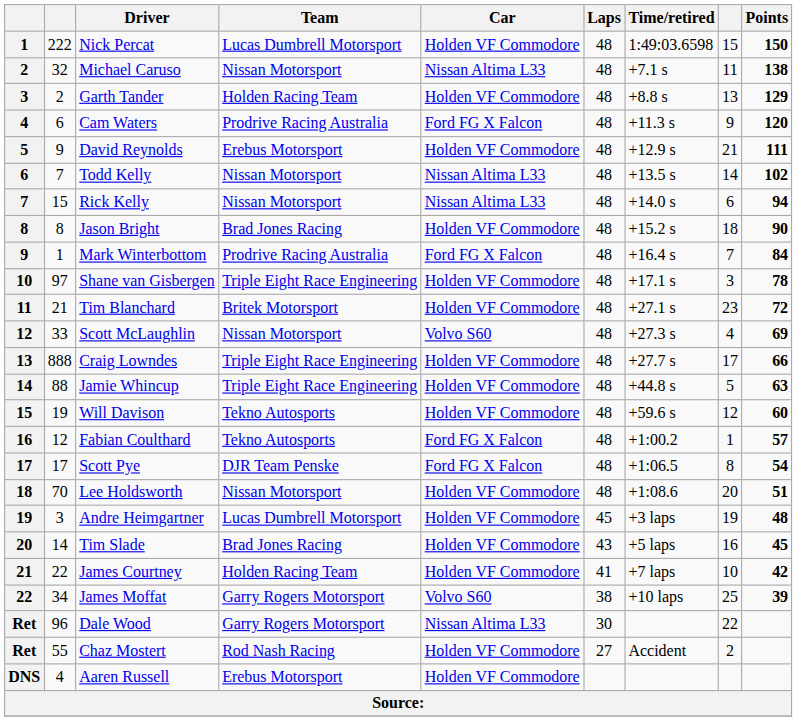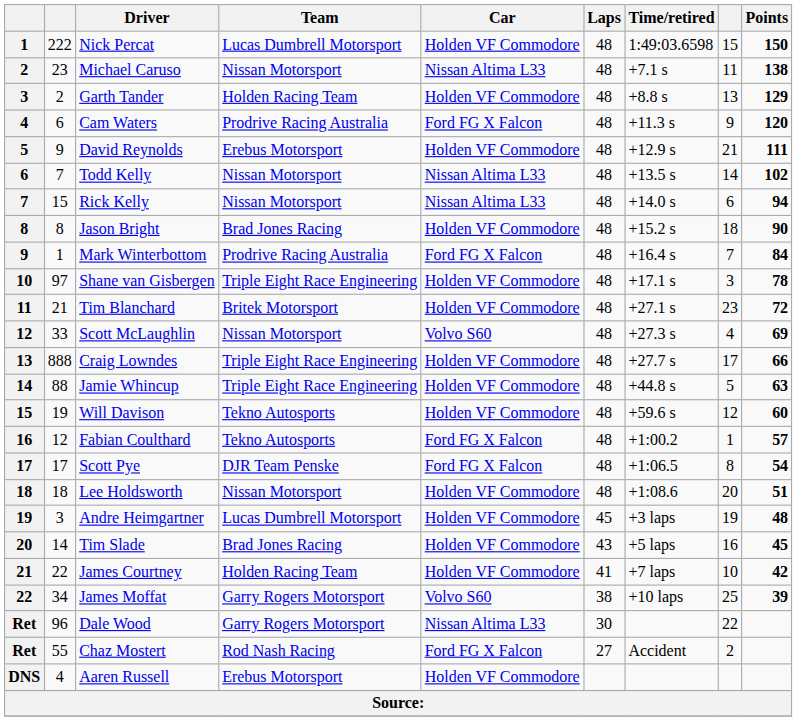(60, 70) 32 -> (60, 70) 23
(60, 492) 70 -> (60, 492) 18
(502, 650) Holden VF Commodore -> (484, 650) Ford FG X Falcon
